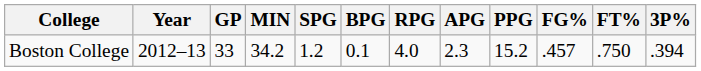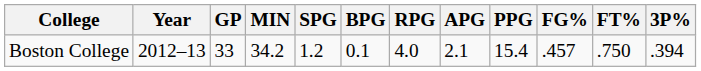(456, 50) 2.3 -> (456, 50) 2.1
(511, 50) 15.2 -> (511, 50) 15.4
